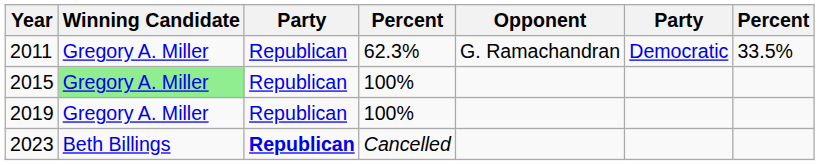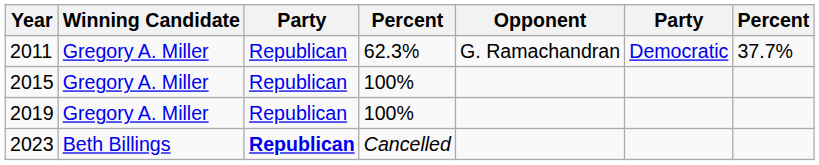(765, 51) 33.5% -> (765, 51) 37.7%
(136, 82) lightgreen background -> (136, 82) no background
